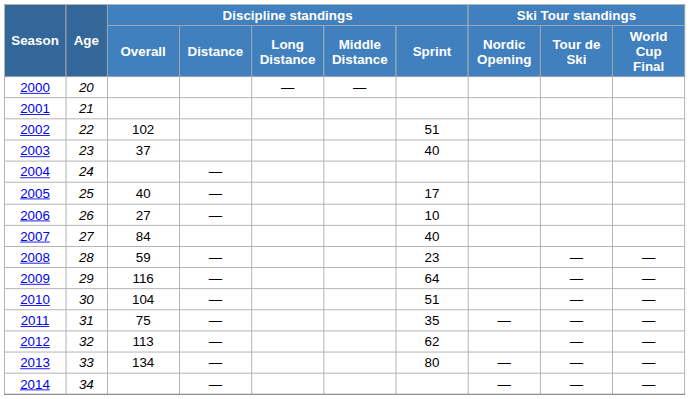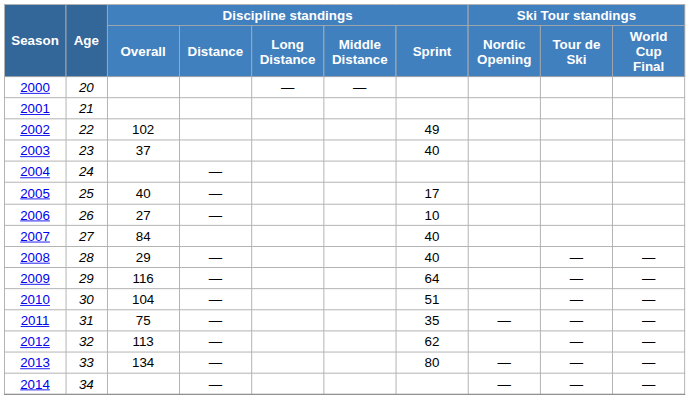(432, 130) 51 -> (432, 130) 49
(143, 257) 59 -> (143, 257) 29
(432, 257) 23 -> (432, 257) 40
